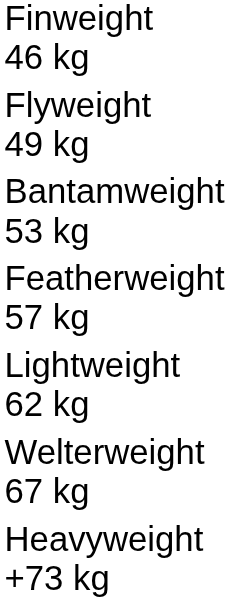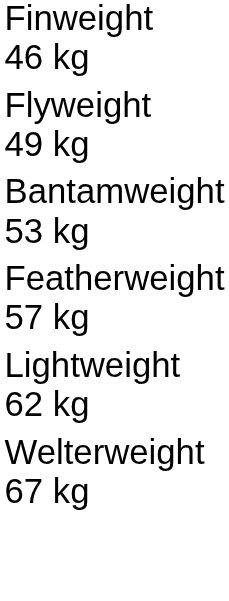- row: (104, 558)
